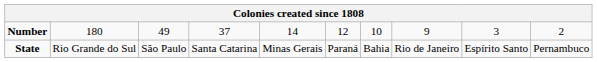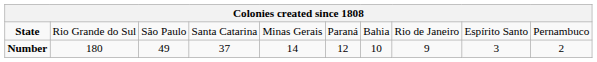rows swapped: (27, 48) <-> (27, 31)
